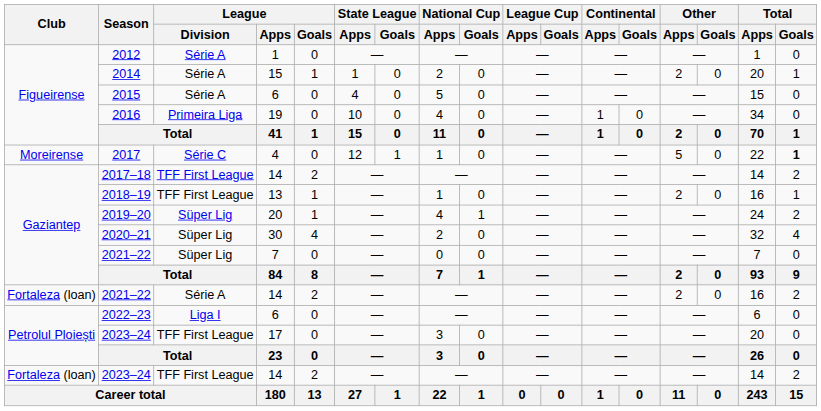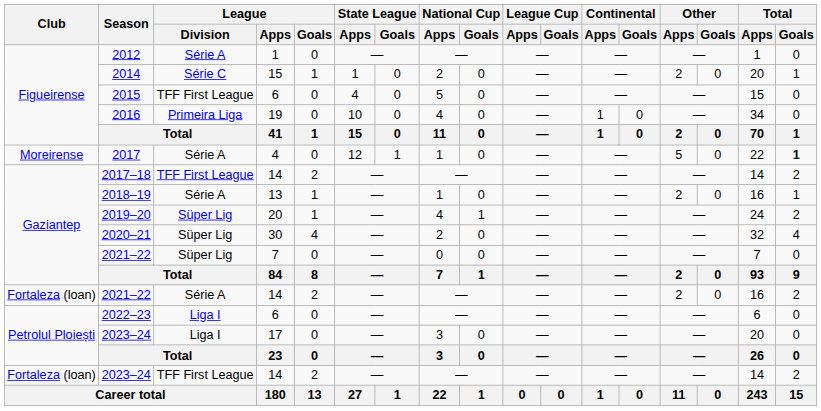(205, 74) Série A -> (205, 74) Série C
(205, 94) Série A -> (205, 94) TFF First League
(205, 154) Série C -> (205, 154) Série A
(205, 194) TFF First League -> (205, 194) Série A
(205, 335) TFF First League -> (205, 335) Liga I
